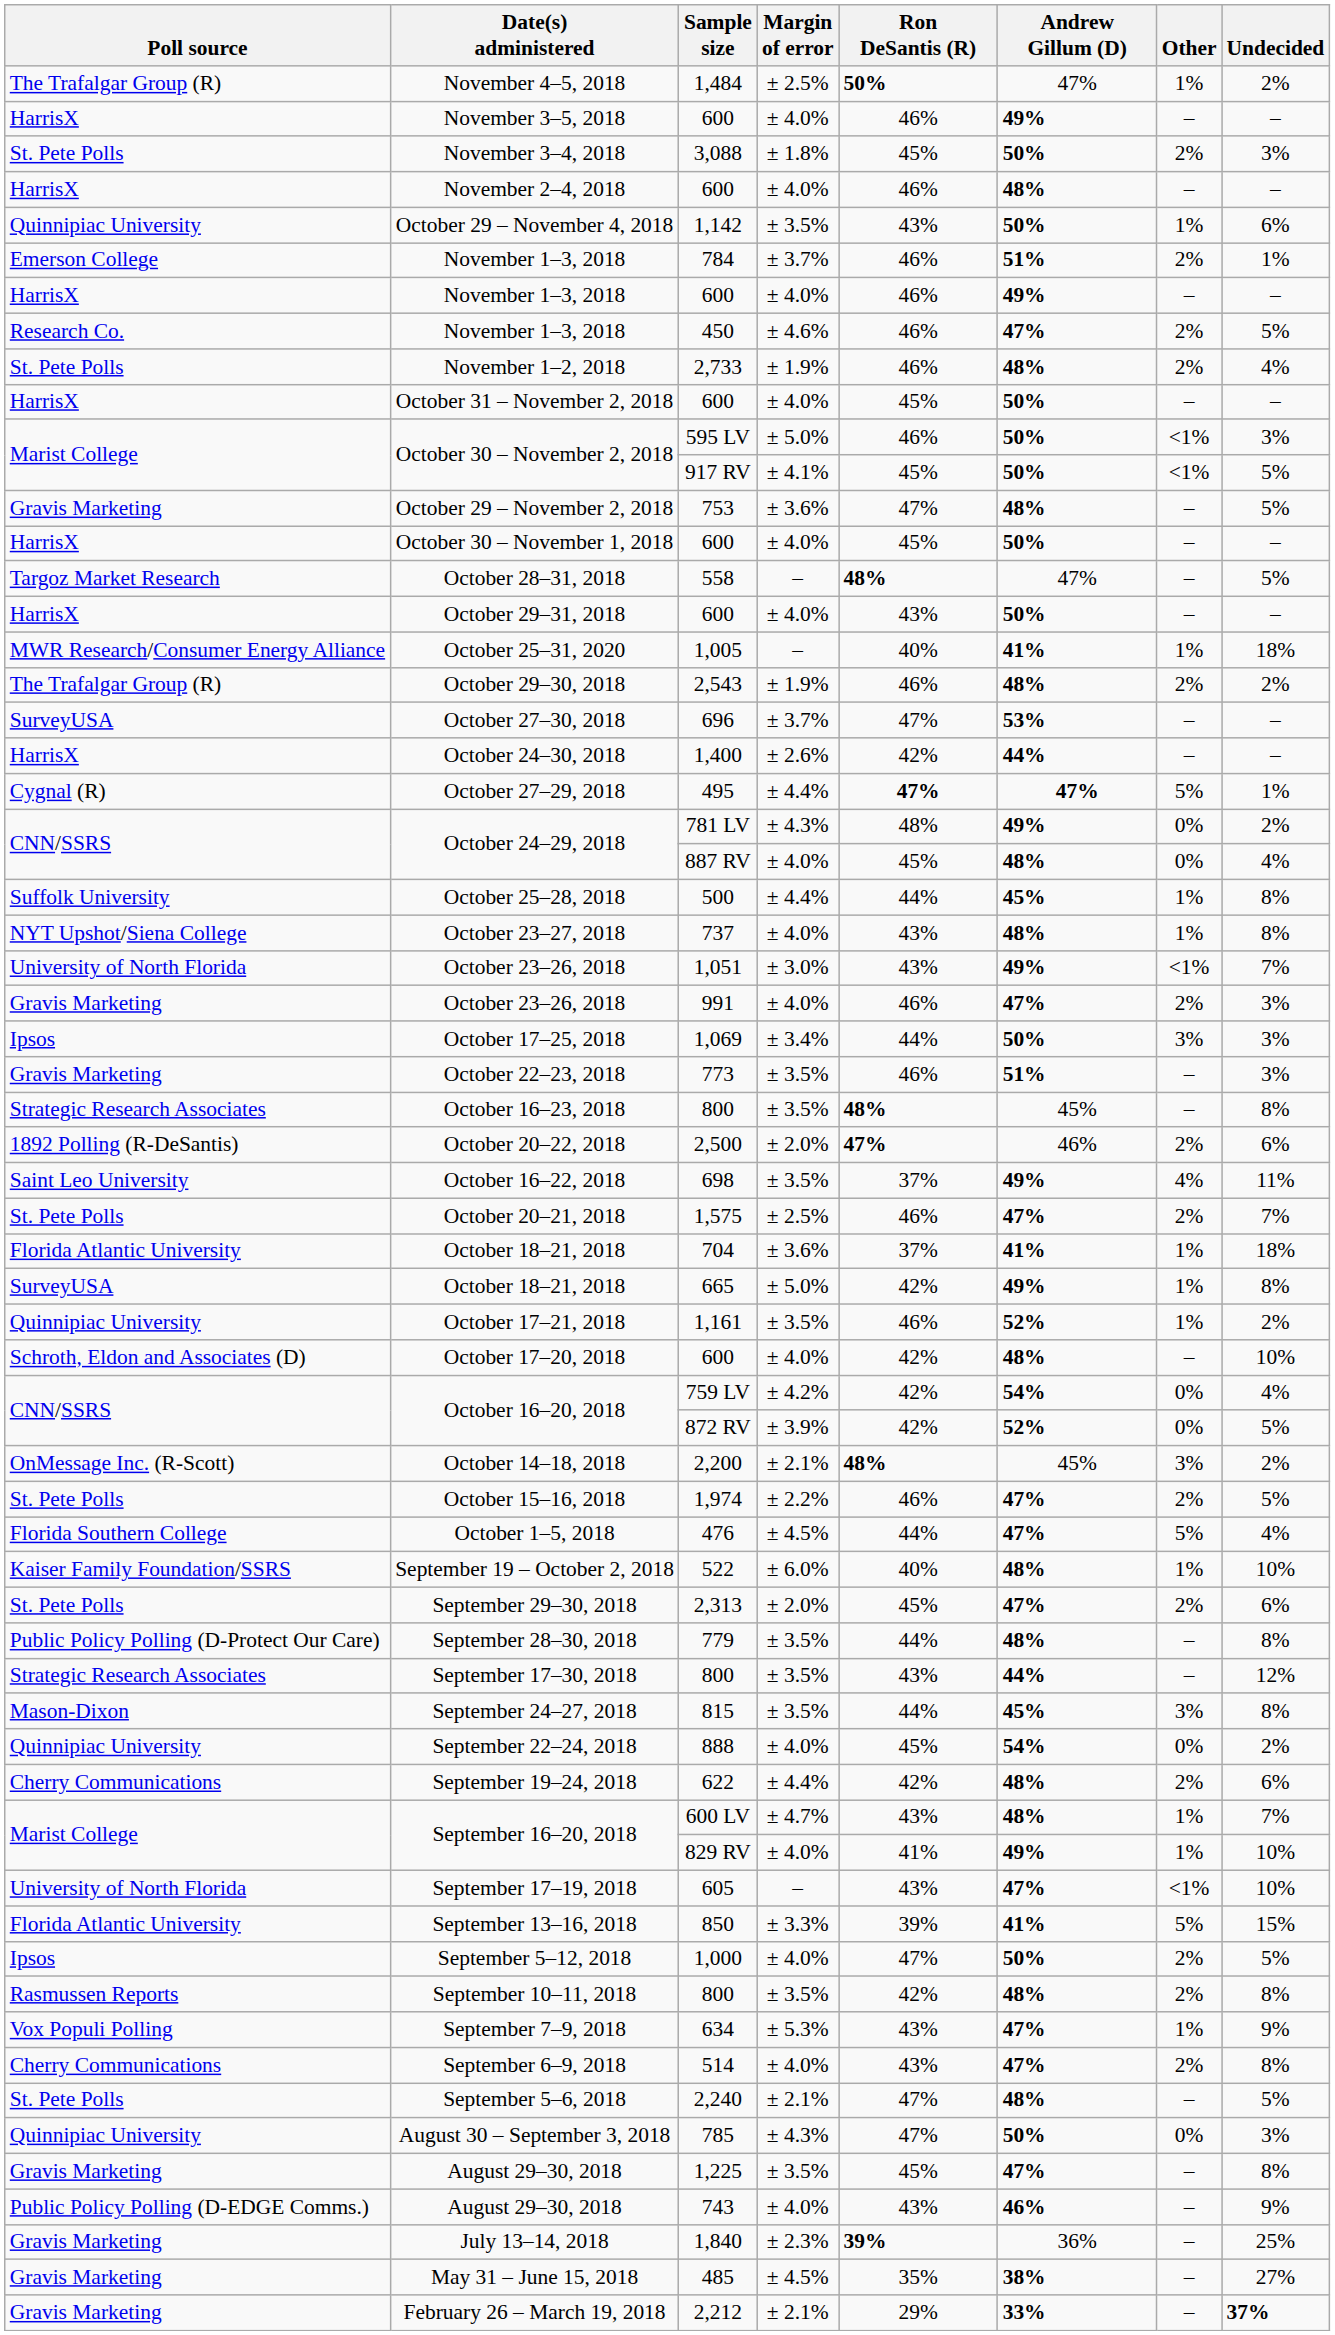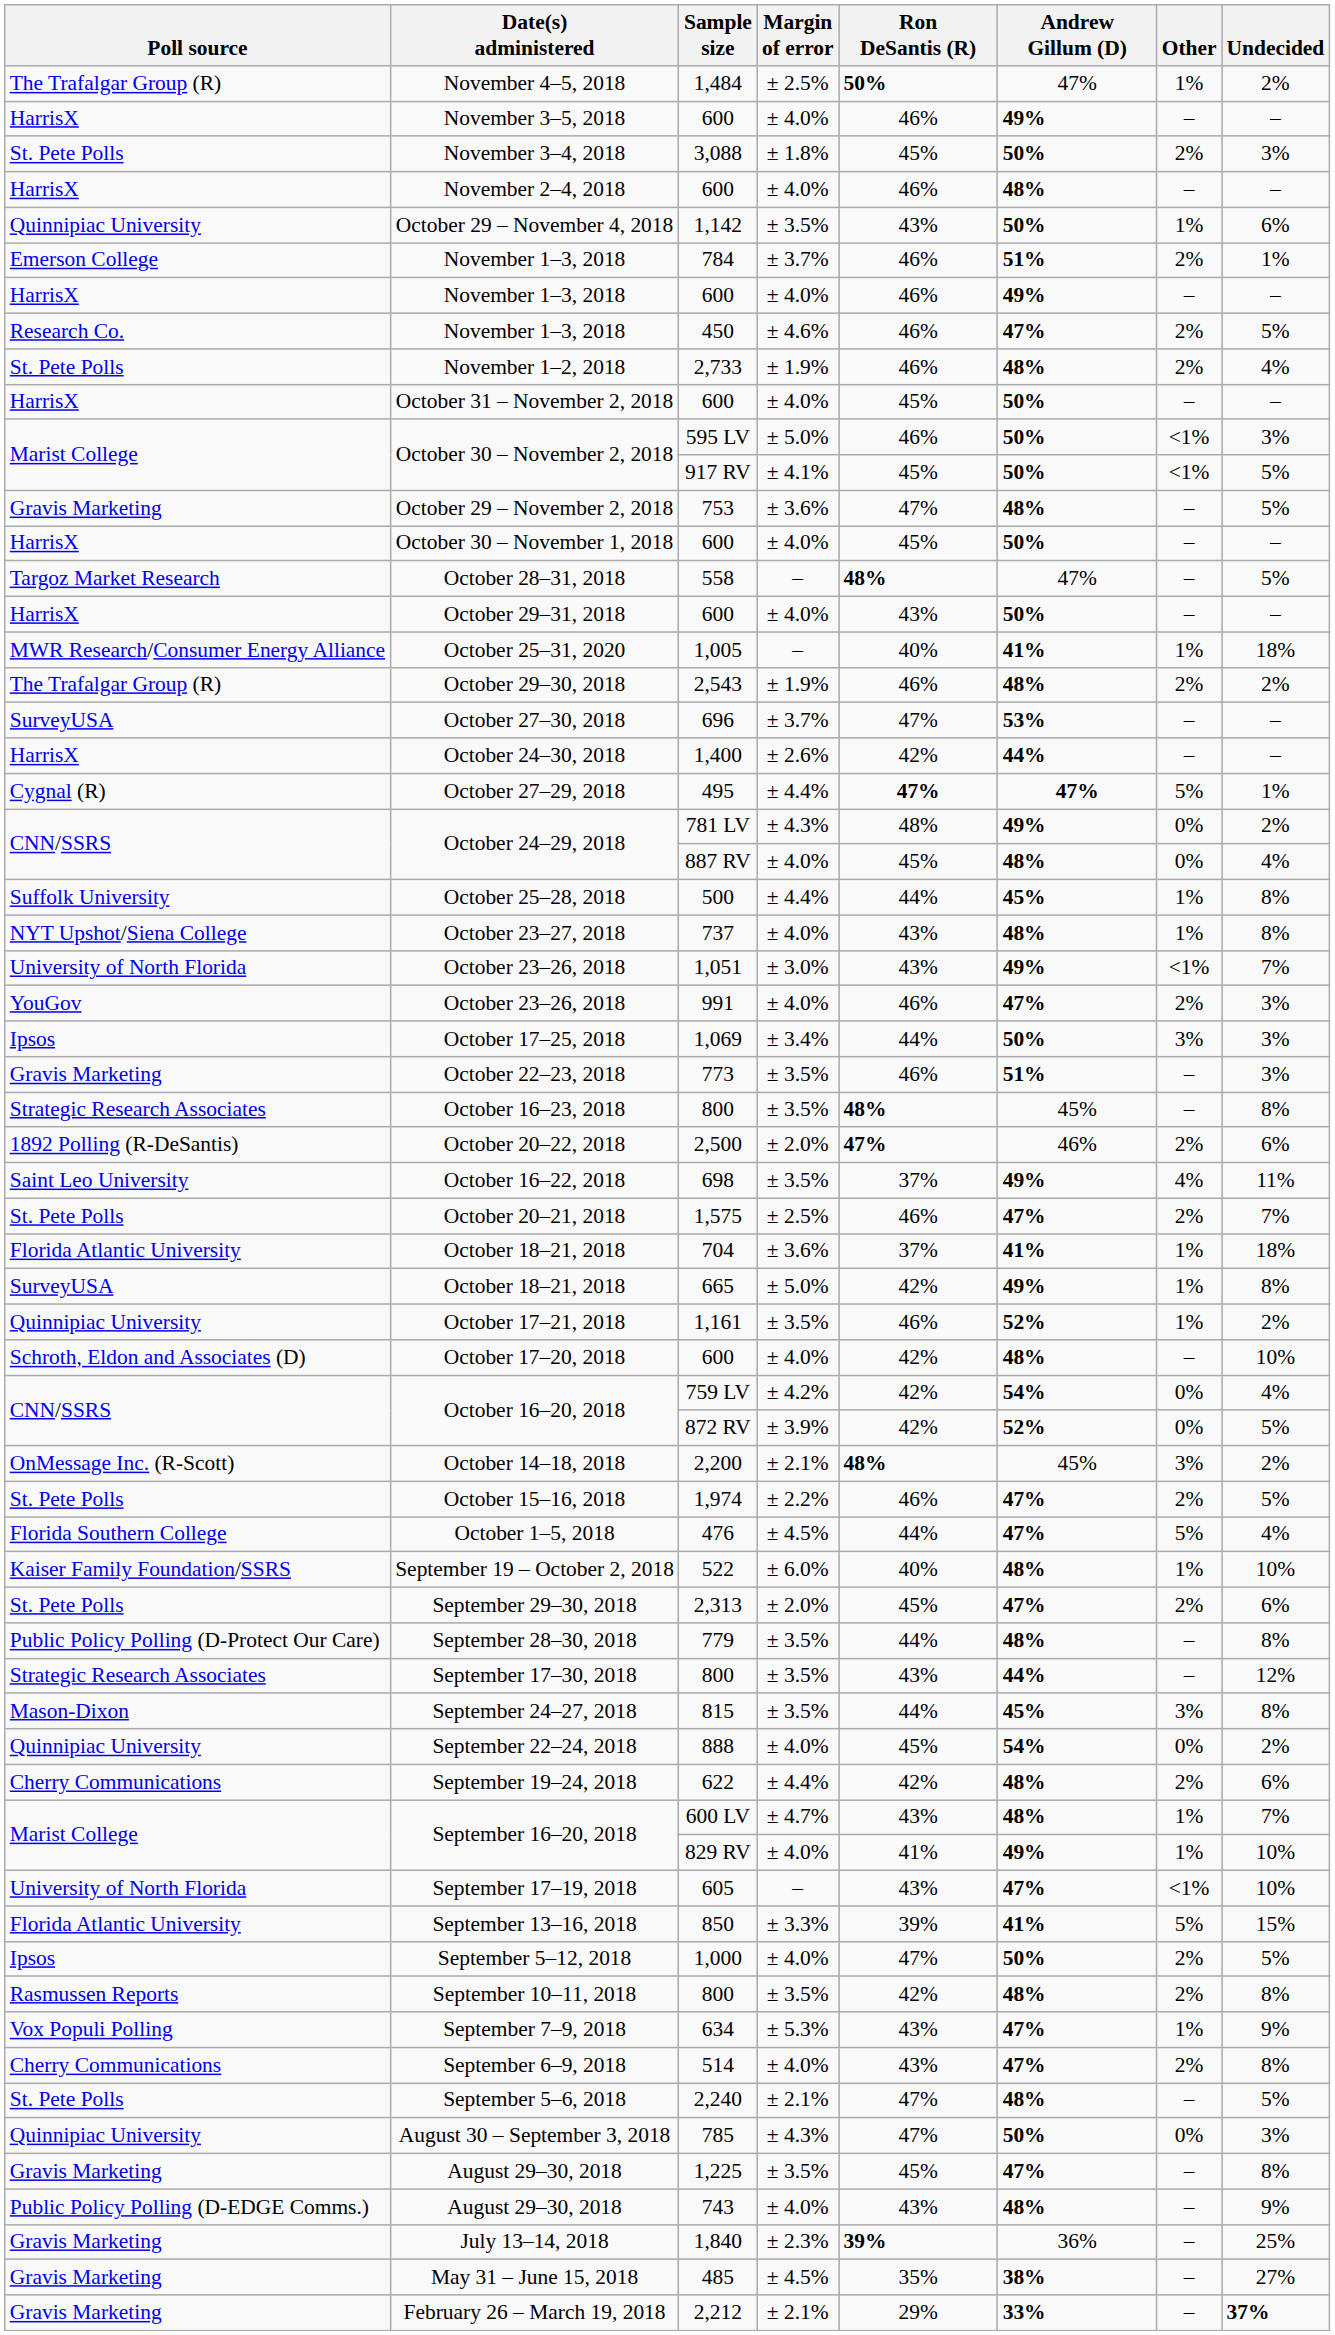(86, 1003) Gravis Marketing -> (46, 1003) YouGov
(1024, 2206) 46% -> (1024, 2206) 48%
